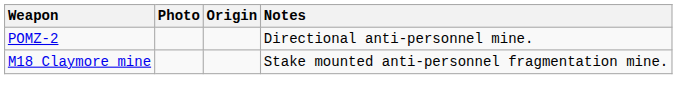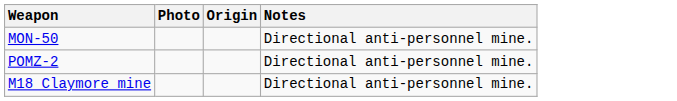+ row: (33, 39)
(466, 62) Stake mounted anti-personnel fragmentation mine. -> (399, 85) Directional anti-personnel mine.
